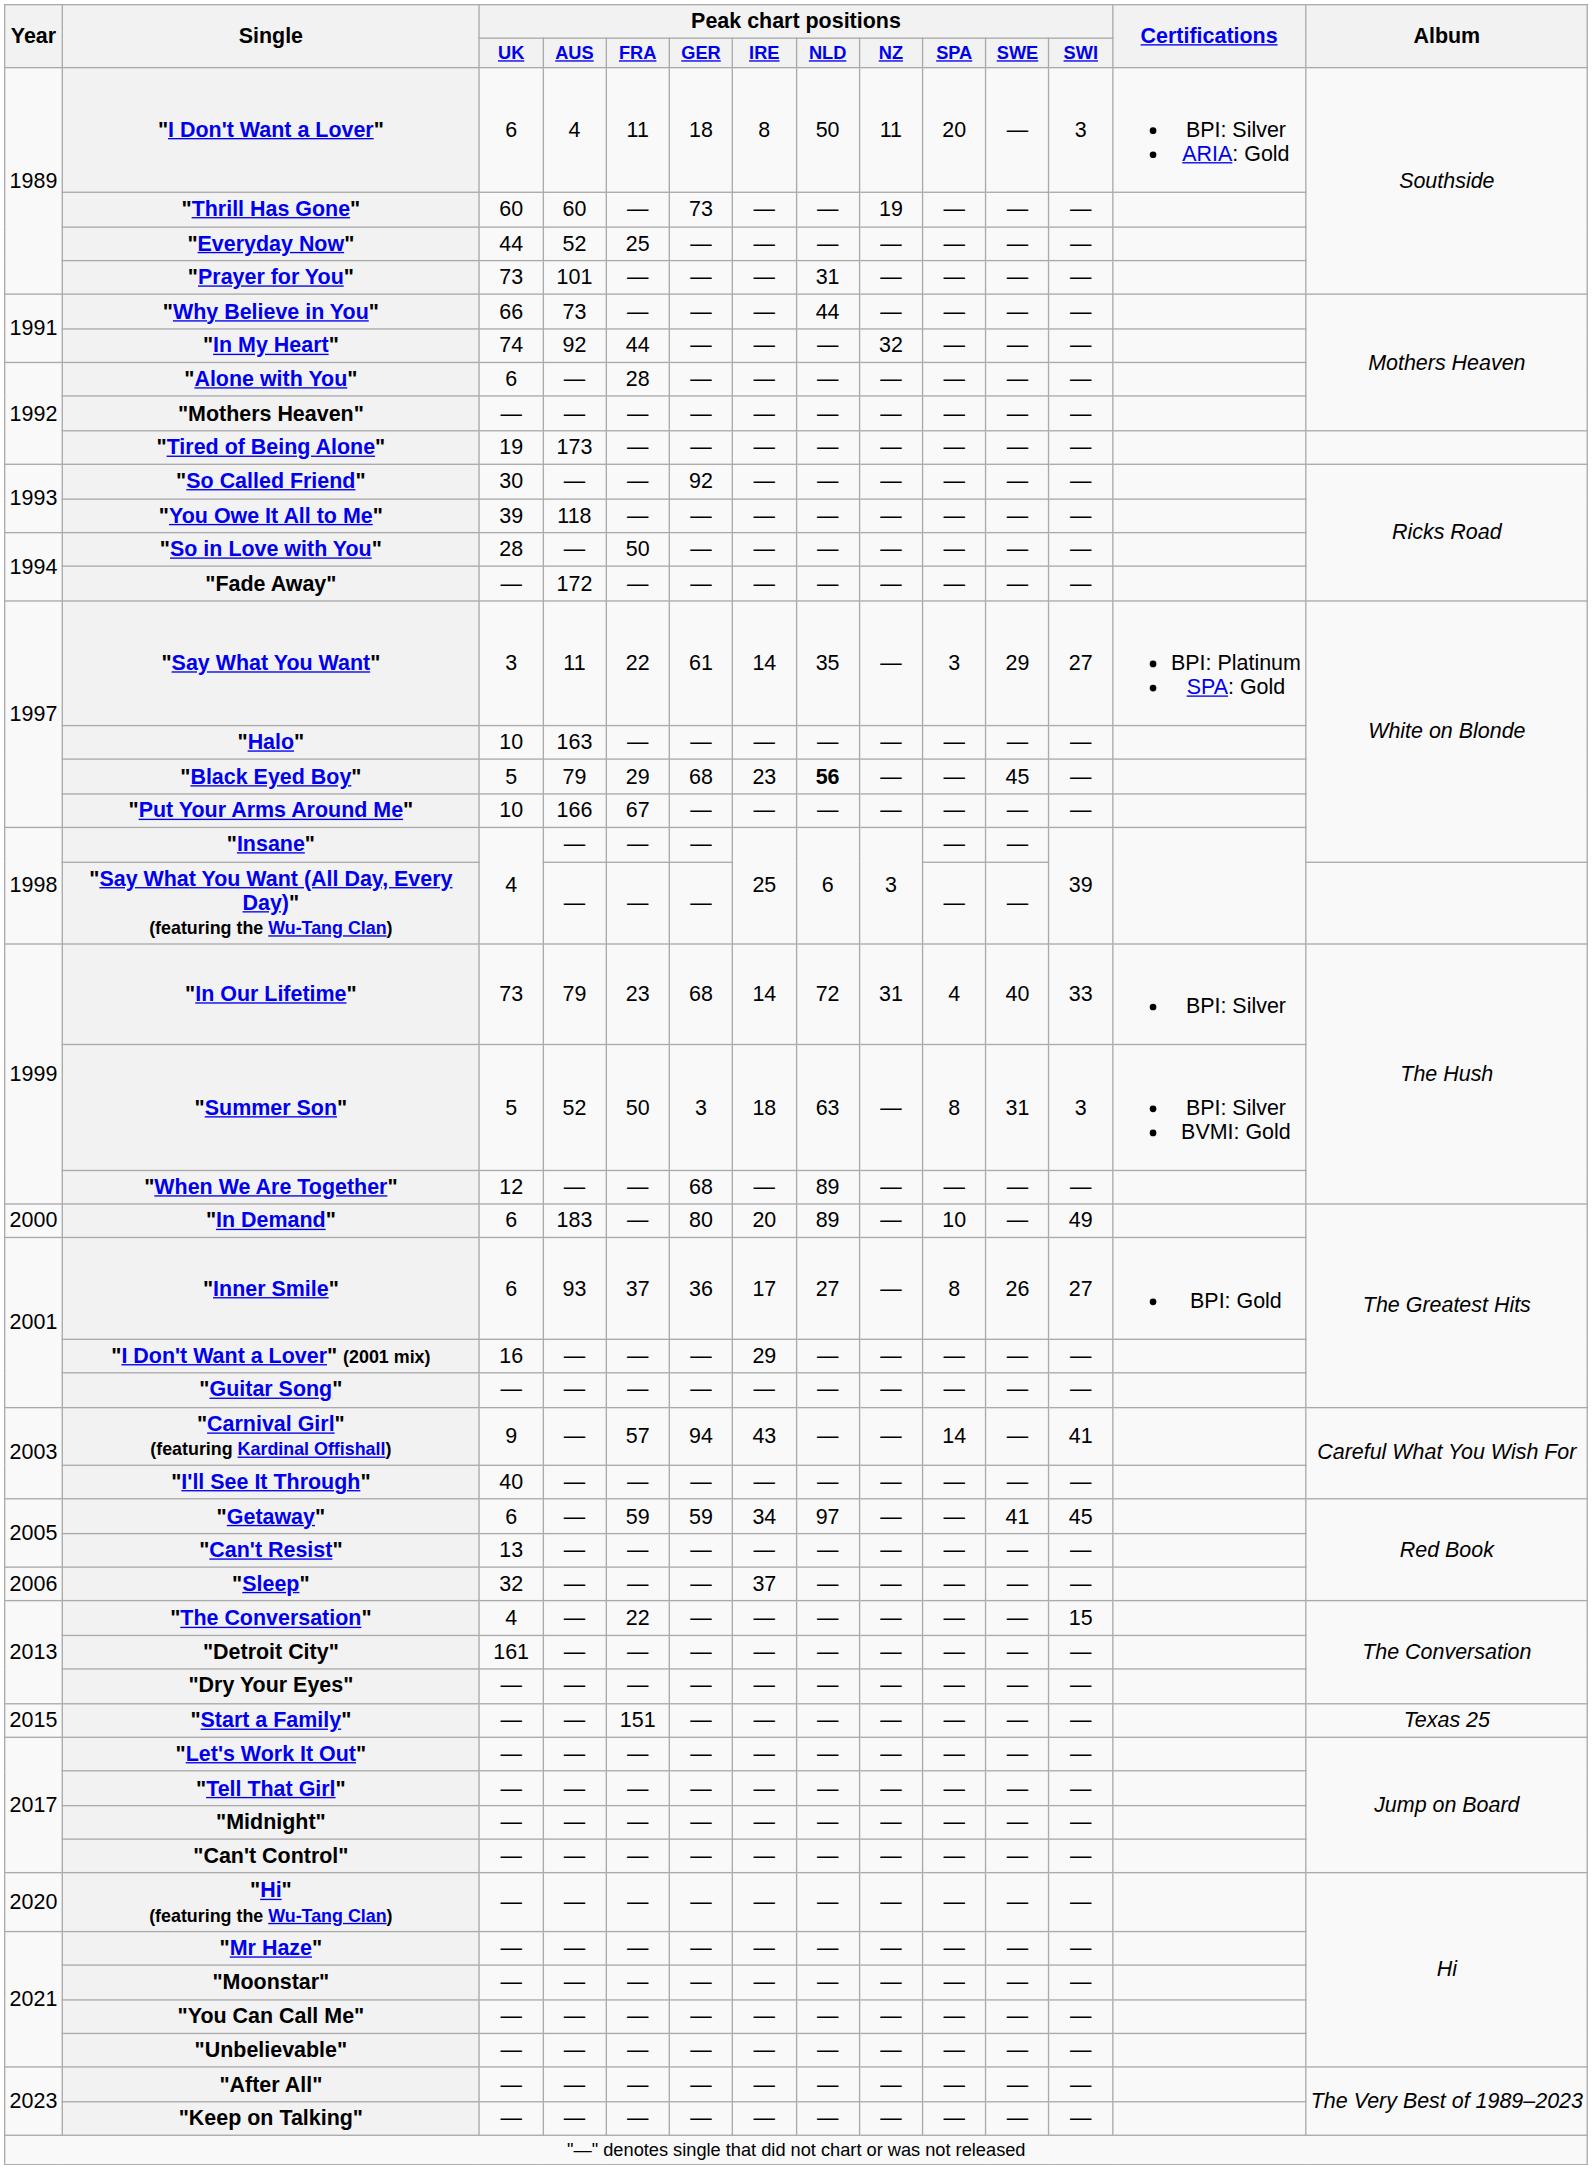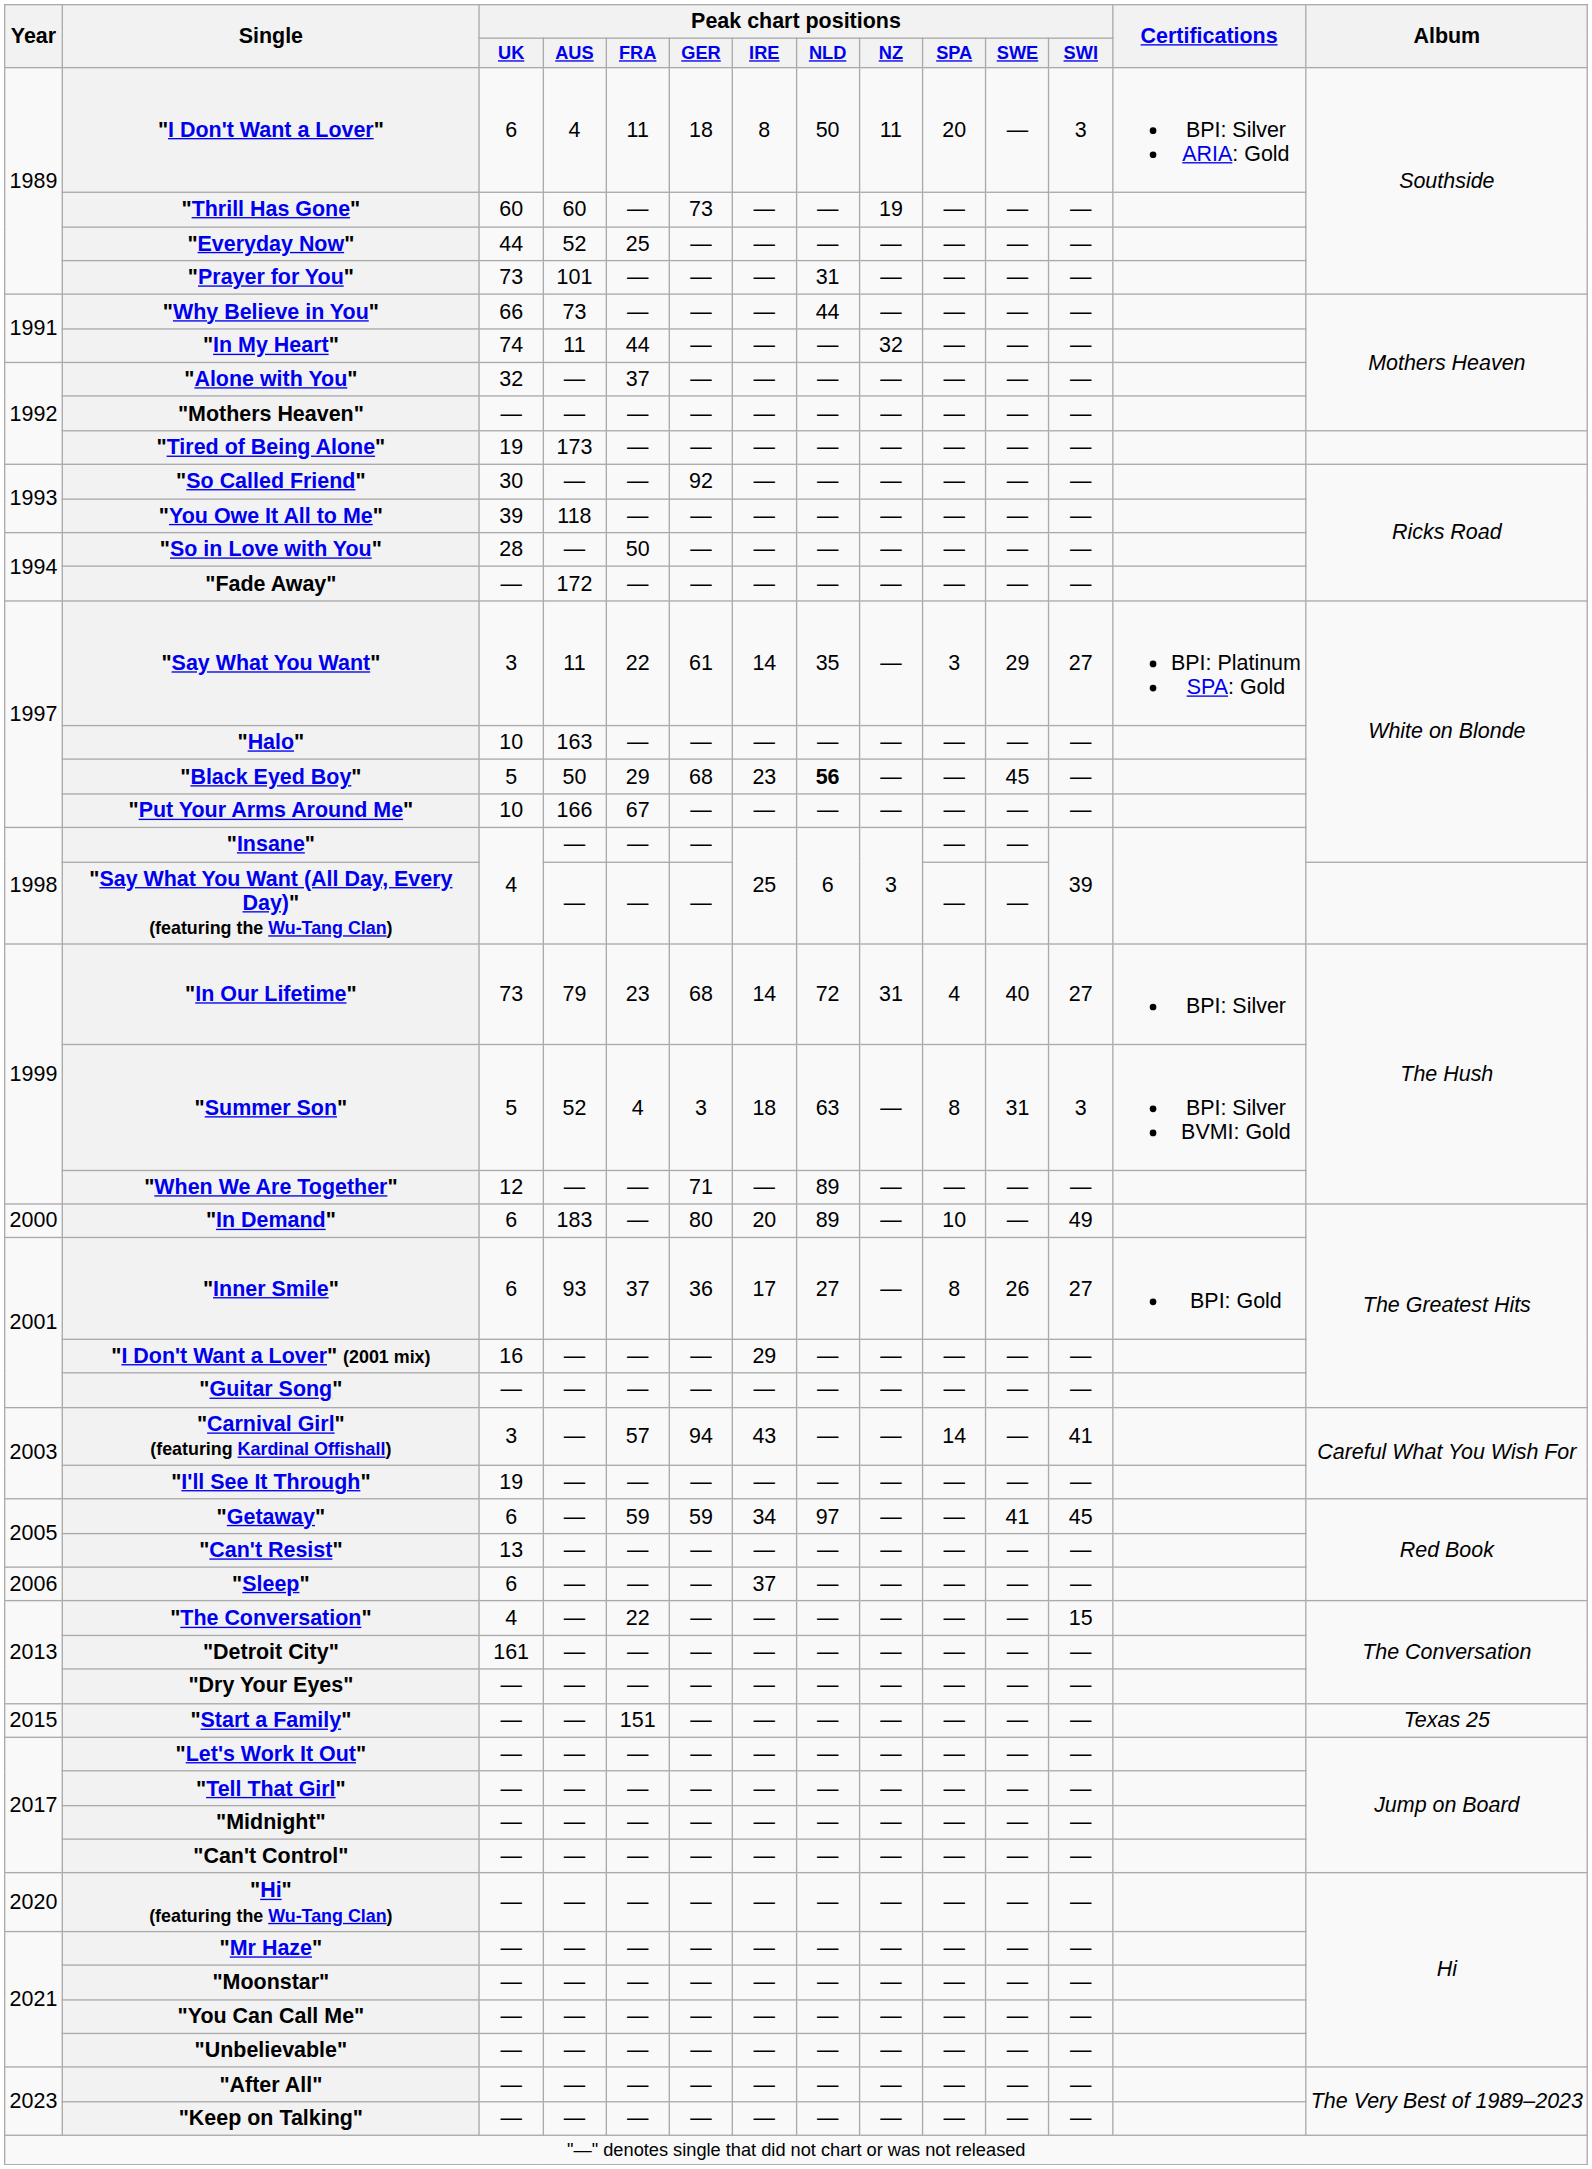(574, 345) 92 -> (574, 345) 11
(511, 379) 6 -> (511, 379) 32
(638, 379) 28 -> (638, 379) 37
(574, 776) 79 -> (574, 776) 50
(1081, 994) 33 -> (1081, 994) 27
(638, 1107) 50 -> (638, 1107) 4
(701, 1186) 68 -> (701, 1186) 71
(511, 1435) 9 -> (511, 1435) 3
(511, 1482) 40 -> (511, 1482) 19
(511, 1584) 32 -> (511, 1584) 6
